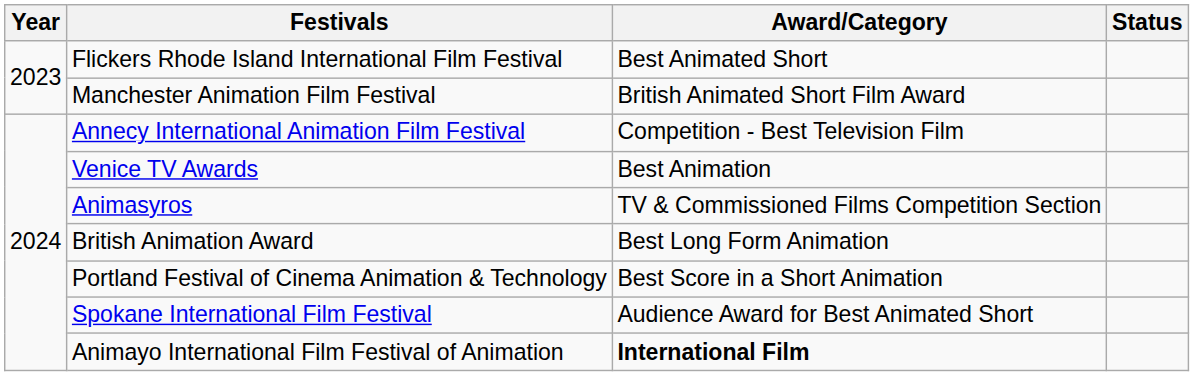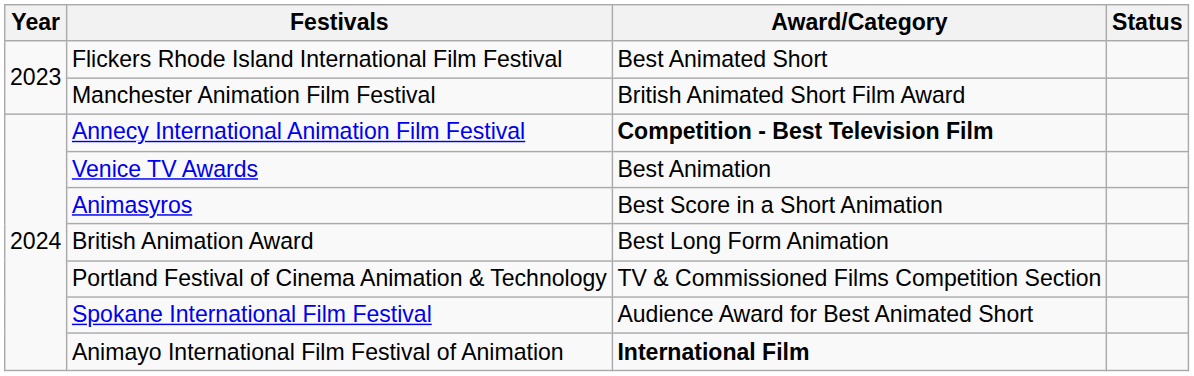(791, 132) normal -> (805, 132) bold
(859, 205) TV & Commissioned Films Competition Section -> (780, 205) Best Score in a Short Animation
(780, 278) Best Score in a Short Animation -> (859, 278) TV & Commissioned Films Competition Section
